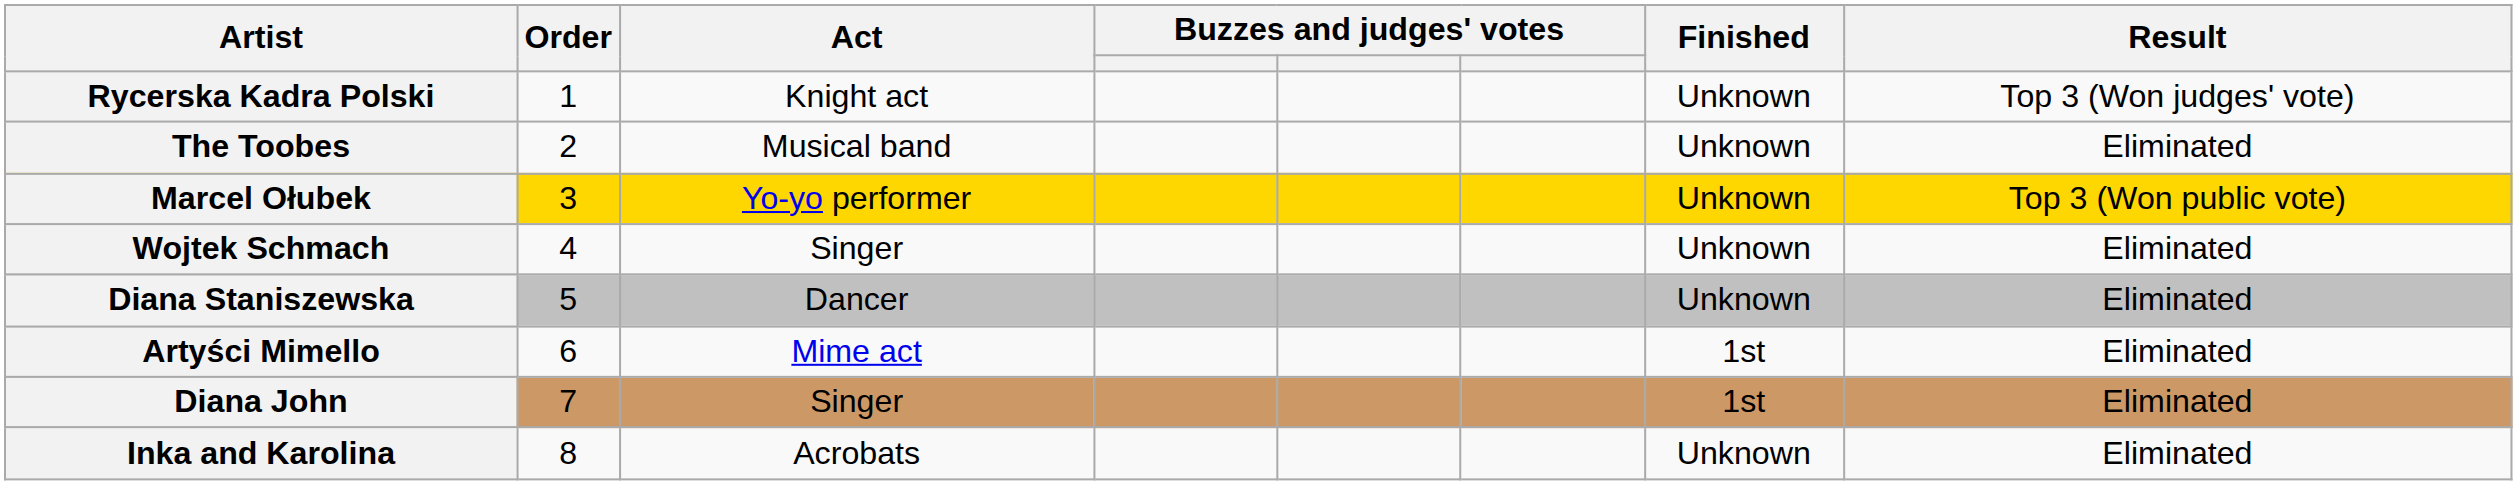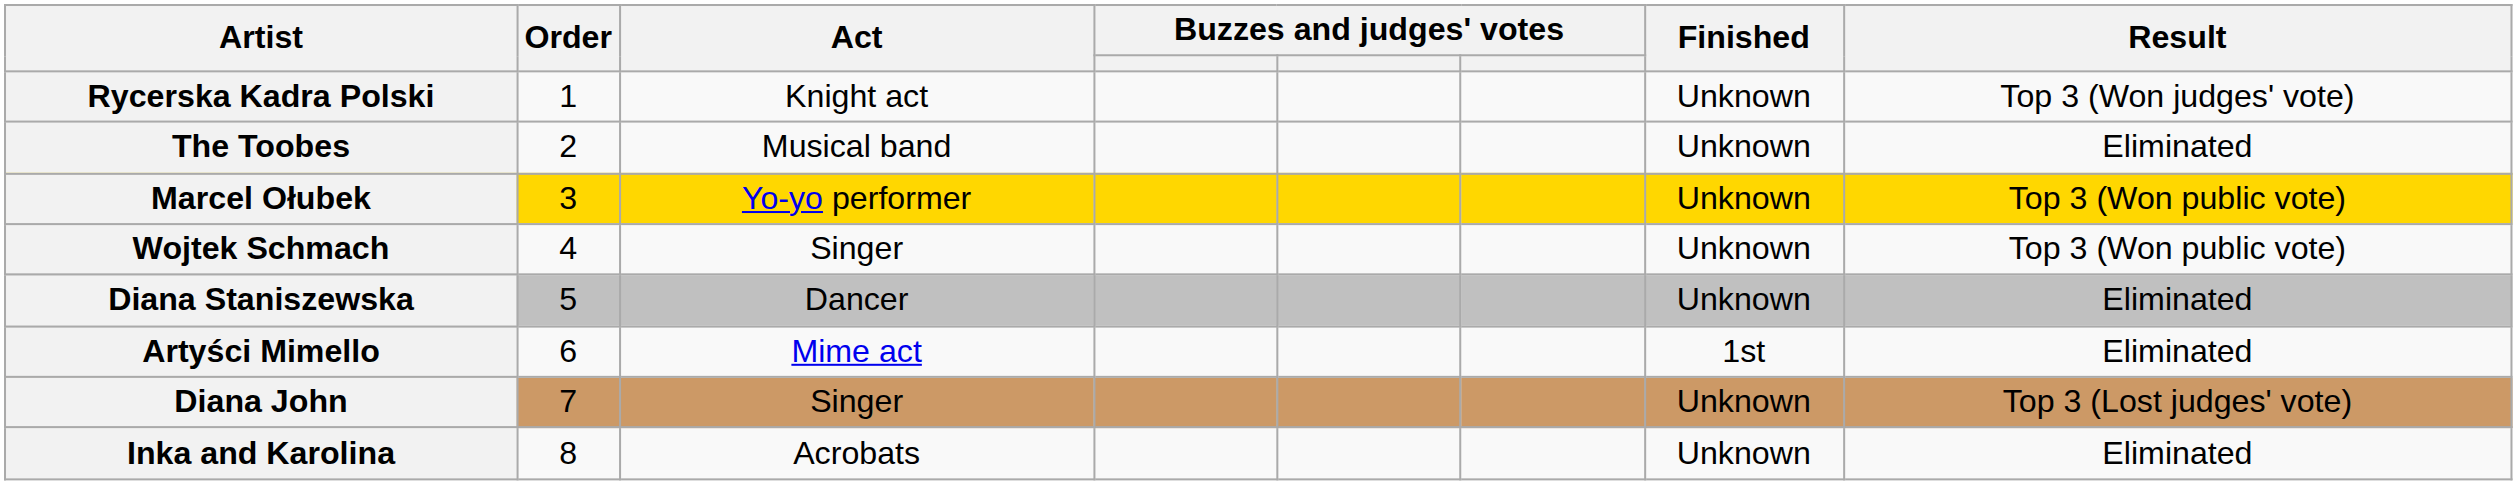(2177, 248) Eliminated -> (2177, 248) Top 3 (Won public vote)
(1744, 401) 1st -> (1744, 401) Unknown
(2177, 401) Eliminated -> (2177, 401) Top 3 (Lost judges' vote)
